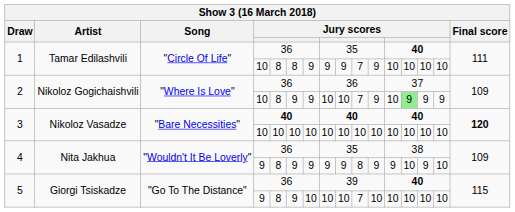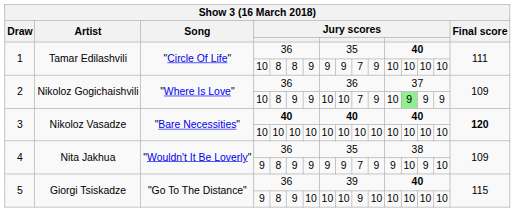(360, 165) 8 -> (360, 165) 7
(360, 198) 7 -> (360, 198) 9
